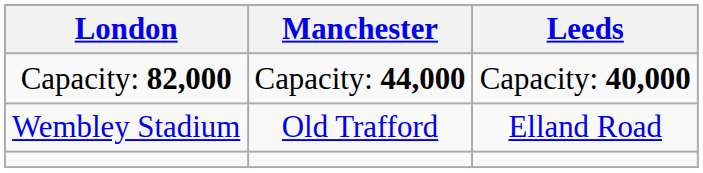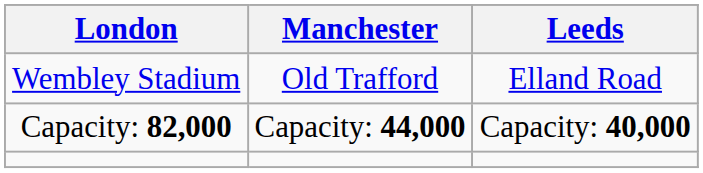rows swapped: (126, 126) <-> (126, 77)
